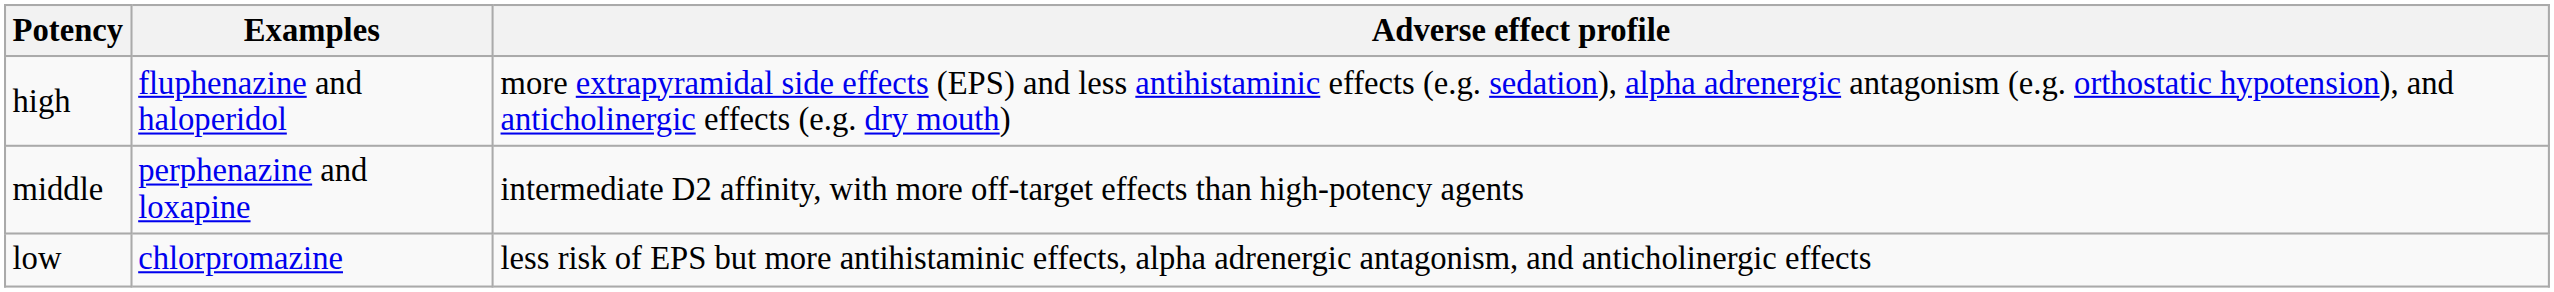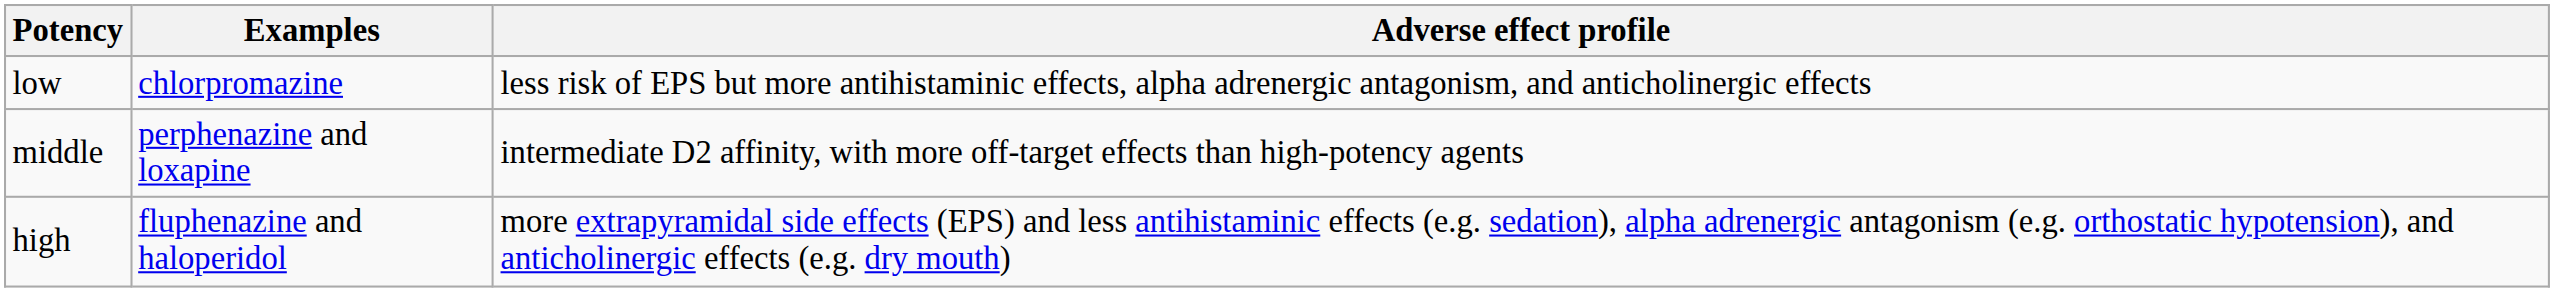rows swapped: (42, 100) <-> (37, 259)
